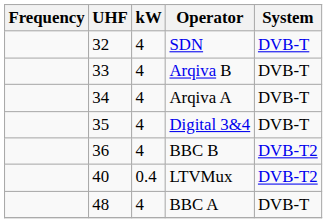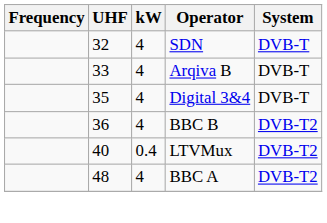- row: (201, 97)
(284, 204) DVB-T -> (288, 177) DVB-T2
